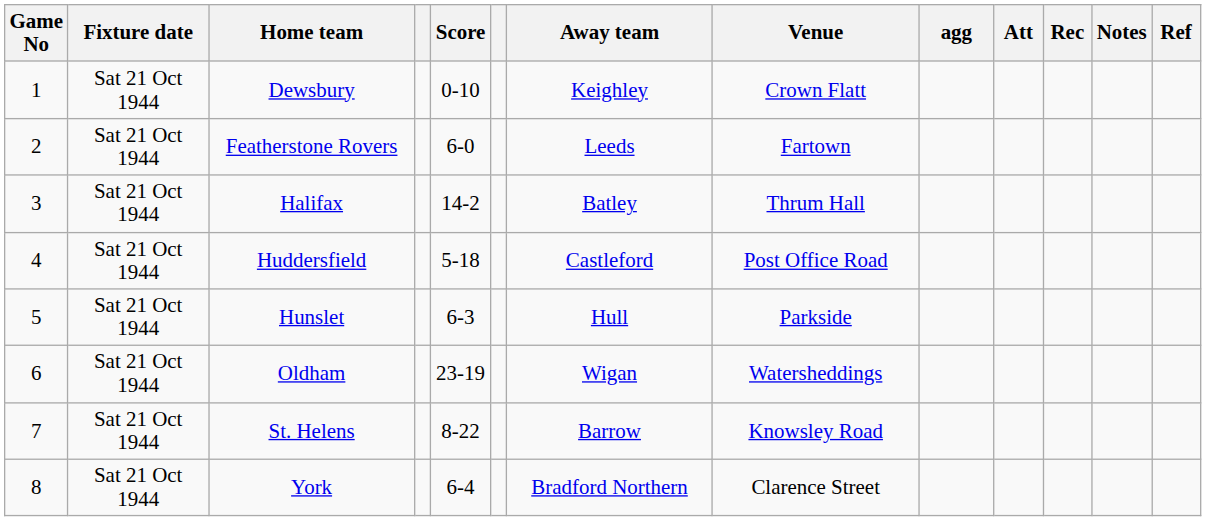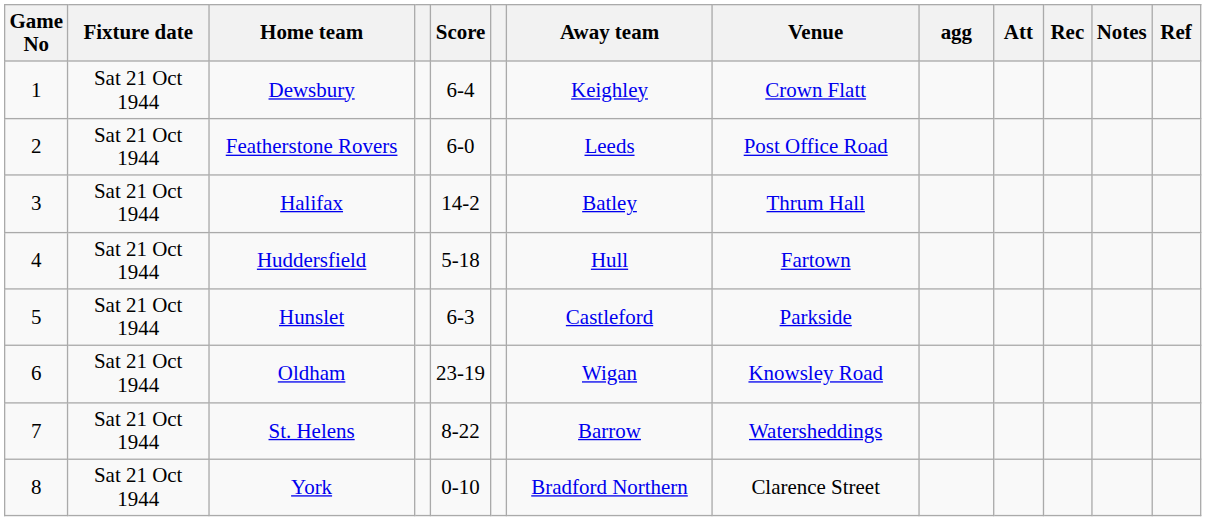(461, 89) 0-10 -> (461, 89) 6-4
(816, 146) Fartown -> (816, 146) Post Office Road
(610, 260) Castleford -> (610, 260) Hull
(816, 260) Post Office Road -> (816, 260) Fartown
(610, 317) Hull -> (610, 317) Castleford
(816, 373) Watersheddings -> (816, 373) Knowsley Road
(816, 430) Knowsley Road -> (816, 430) Watersheddings
(461, 487) 6-4 -> (461, 487) 0-10
